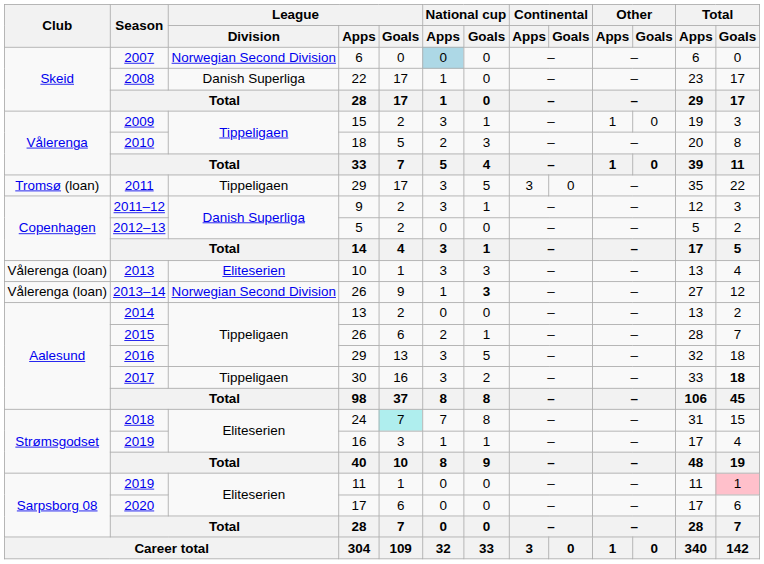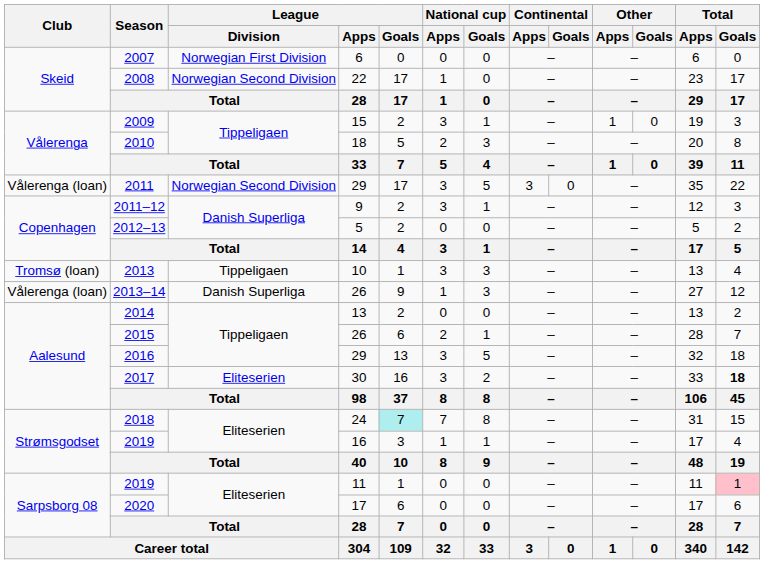(254, 57) Norwegian Second Division -> (254, 57) Norwegian First Division
(443, 57) lightblue background -> (443, 57) no background
(254, 79) Danish Superliga -> (254, 79) Norwegian Second Division
(57, 185) Tromsø (loan) -> (57, 185) Vålerenga (loan)
(254, 185) Tippeligaen -> (254, 185) Norwegian Second Division
(57, 270) Vålerenga (loan) -> (57, 270) Tromsø (loan)
(254, 270) Eliteserien -> (254, 270) Tippeligaen
(254, 292) Norwegian Second Division -> (254, 292) Danish Superliga
(487, 292) bold -> (487, 292) normal
(254, 377) Tippeligaen -> (254, 377) Eliteserien
